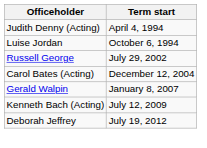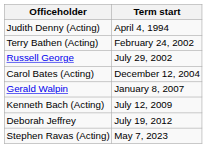- row: (34, 43)
+ row: (52, 43)
+ row: (58, 136)
